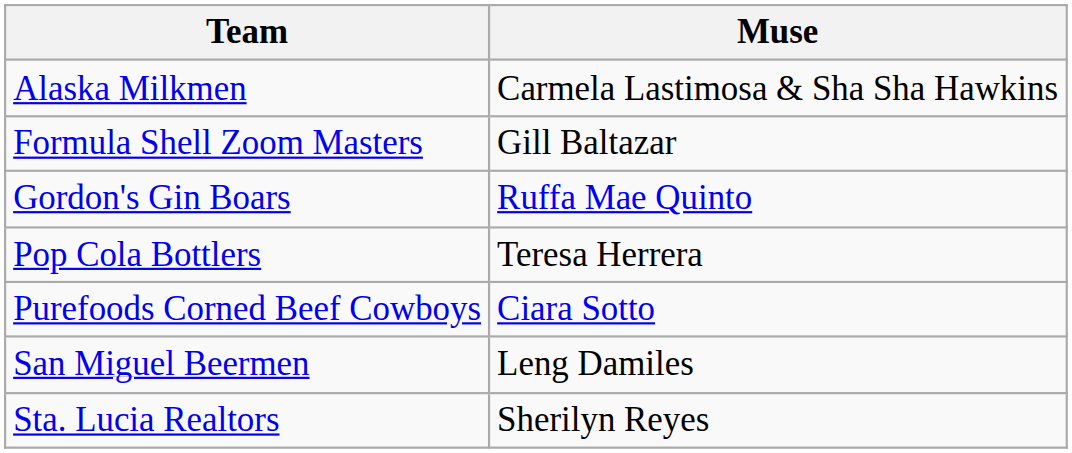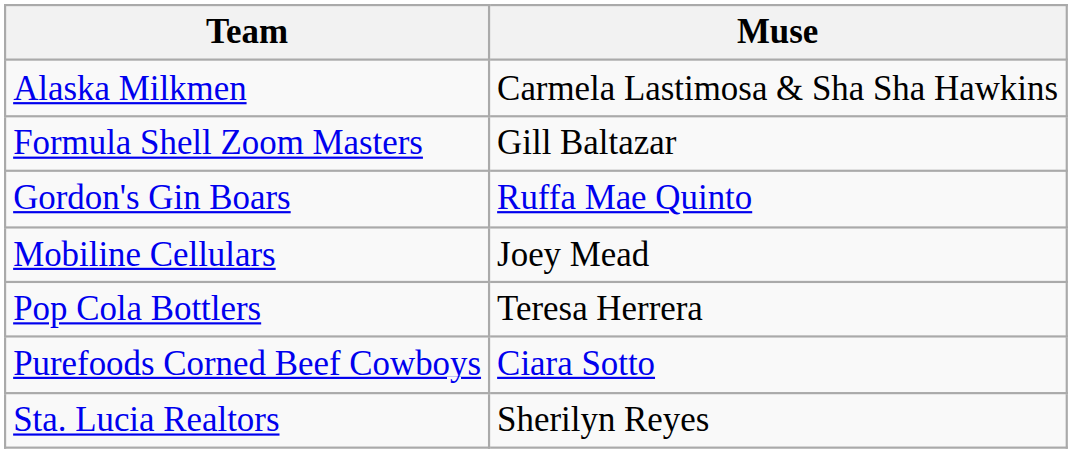+ row: (144, 253)
- row: (161, 364)
